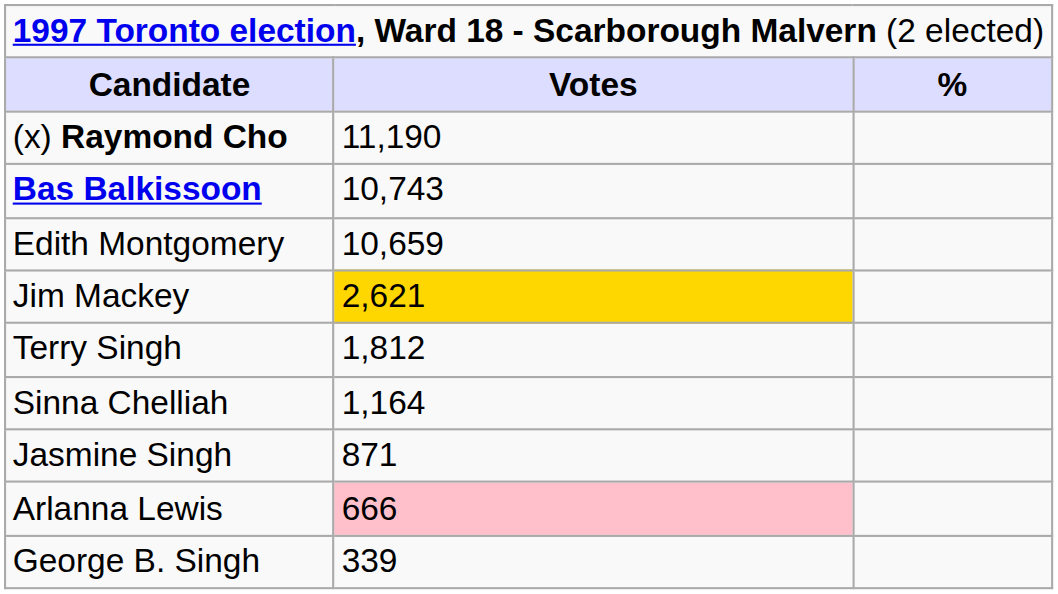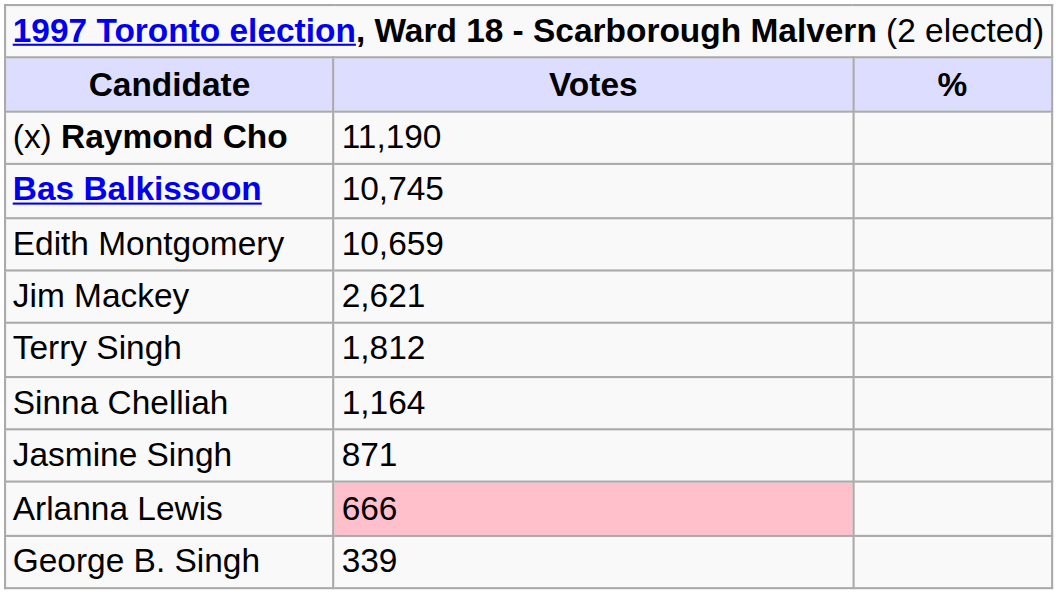(393, 190) 10,743 -> (393, 190) 10,745
(384, 296) gold background -> (384, 296) no background
